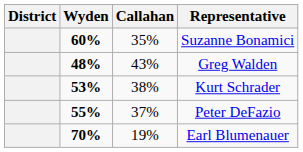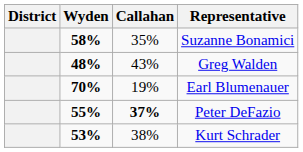(86, 40) 60% -> (86, 40) 58%
rows swapped: (238, 135) <-> (238, 87)
(145, 111) normal -> (145, 111) bold
